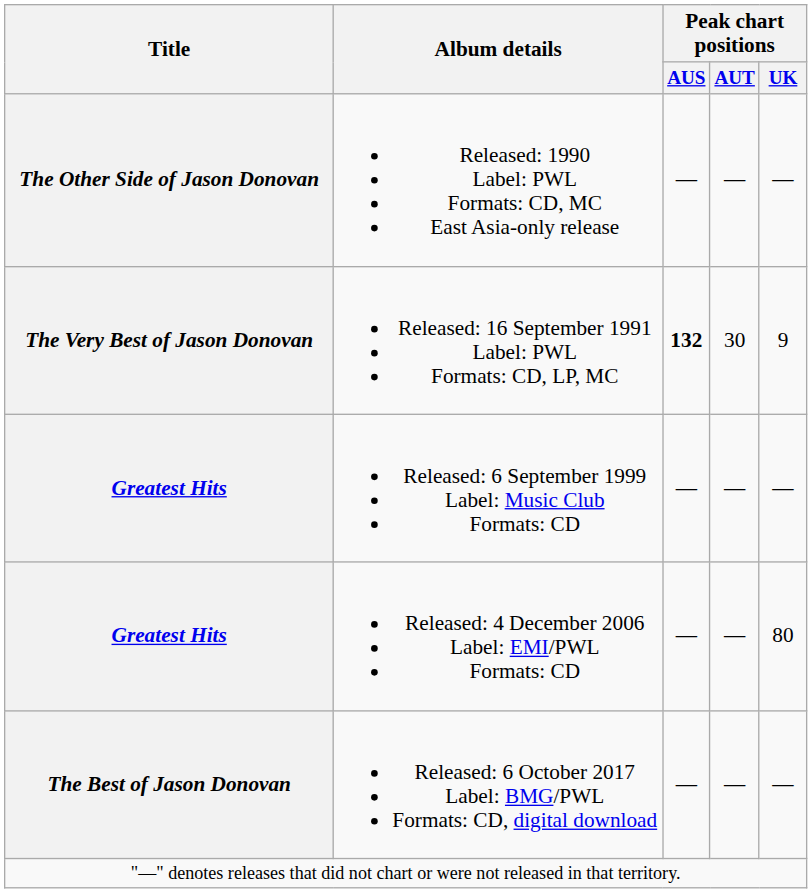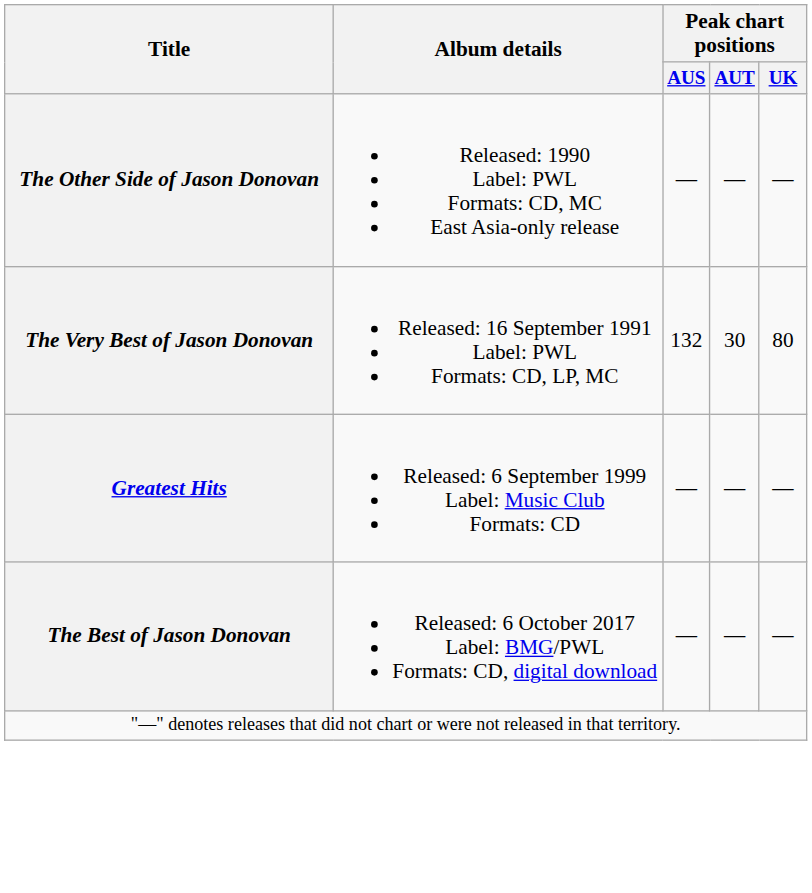(686, 339) bold -> (686, 339) normal
(783, 339) 9 -> (783, 339) 80
- row: (498, 648)
